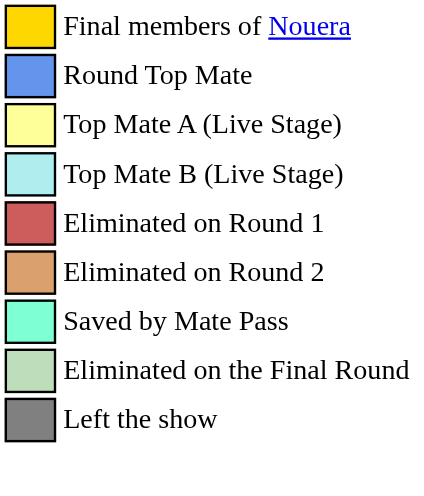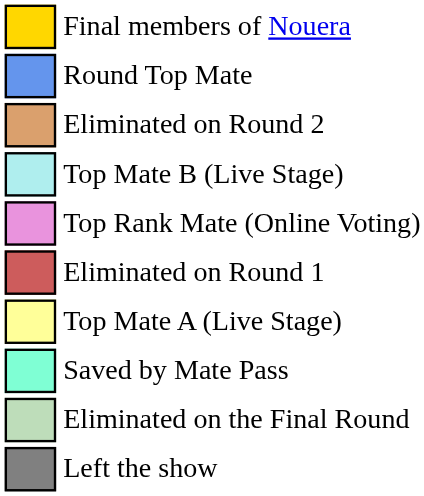rows swapped: (203, 124) <-> (194, 271)
+ row: (242, 222)
